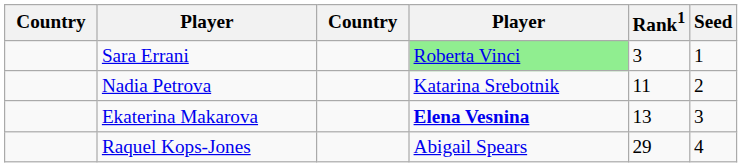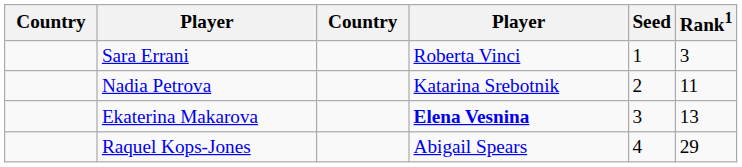columns swapped: (659, 22) <-> (713, 22)
(467, 55) lightgreen background -> (467, 55) no background
